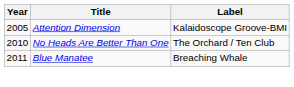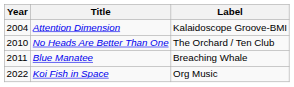(17, 27) 2005 -> (17, 27) 2004
+ row: (71, 74)
